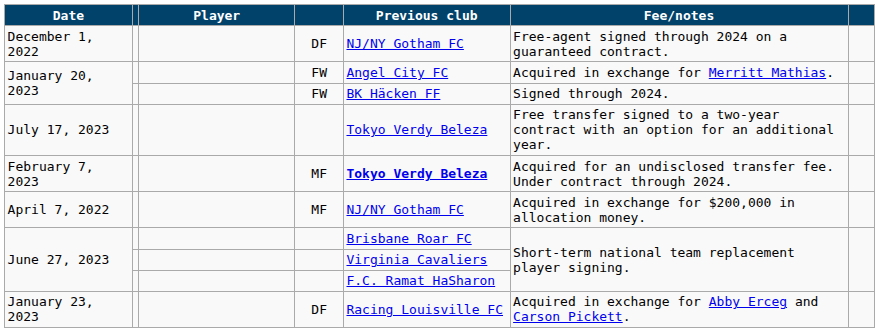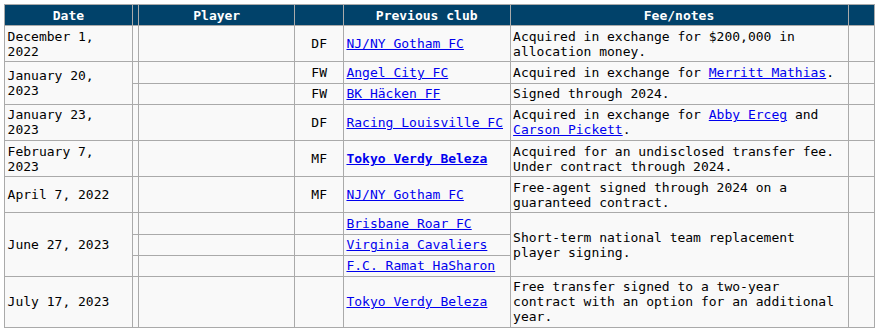(650, 44) Free-agent signed through 2024 on a guaranteed contract. -> (654, 44) Acquired in exchange for $200,000 in allocation money.
rows swapped: (51, 309) <-> (58, 130)
(654, 210) Acquired in exchange for $200,000 in allocation money. -> (650, 195) Free-agent signed through 2024 on a guaranteed contract.
